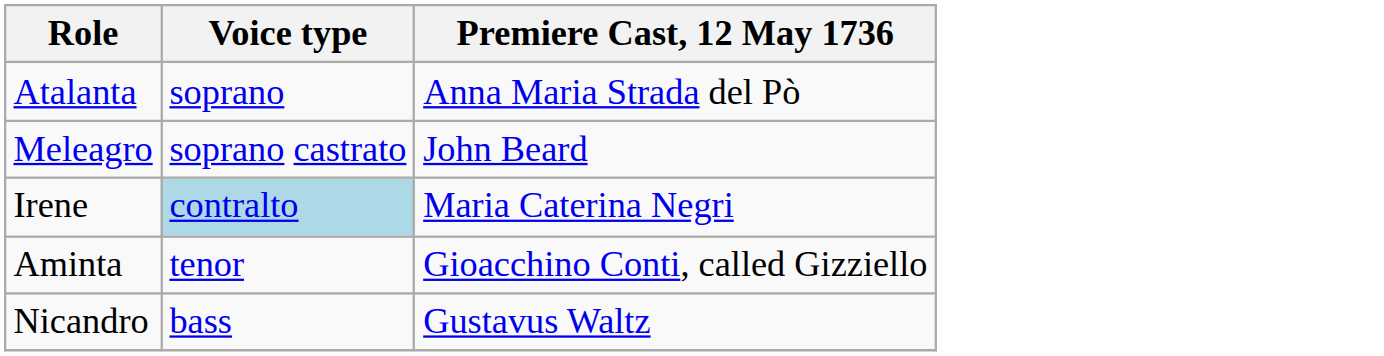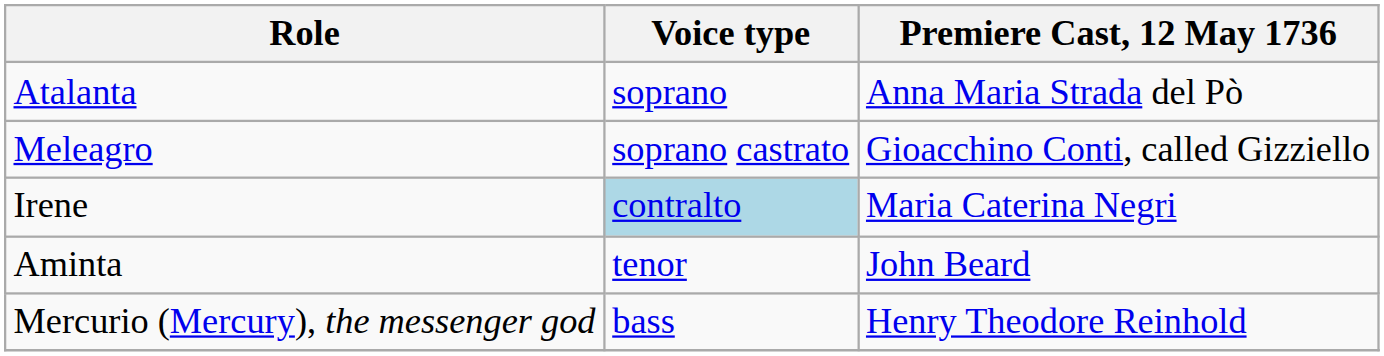(505, 148) John Beard -> (1118, 148) Gioacchino Conti, called Gizziello
(675, 263) Gioacchino Conti, called Gizziello -> (948, 263) John Beard
- row: (81, 321)
+ row: (304, 321)
